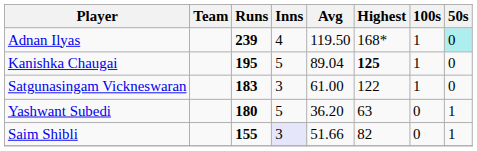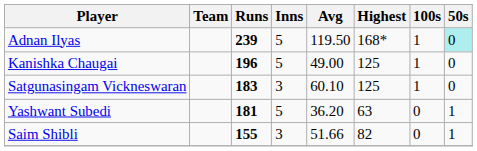(279, 39) 4 -> (279, 39) 5
(246, 63) 195 -> (246, 63) 196
(327, 63) 89.04 -> (327, 63) 49.00
(369, 63) bold -> (369, 63) normal
(327, 87) 61.00 -> (327, 87) 60.10
(369, 87) 122 -> (369, 87) 125
(246, 110) 180 -> (246, 110) 181
(279, 134) lavender background -> (279, 134) no background
